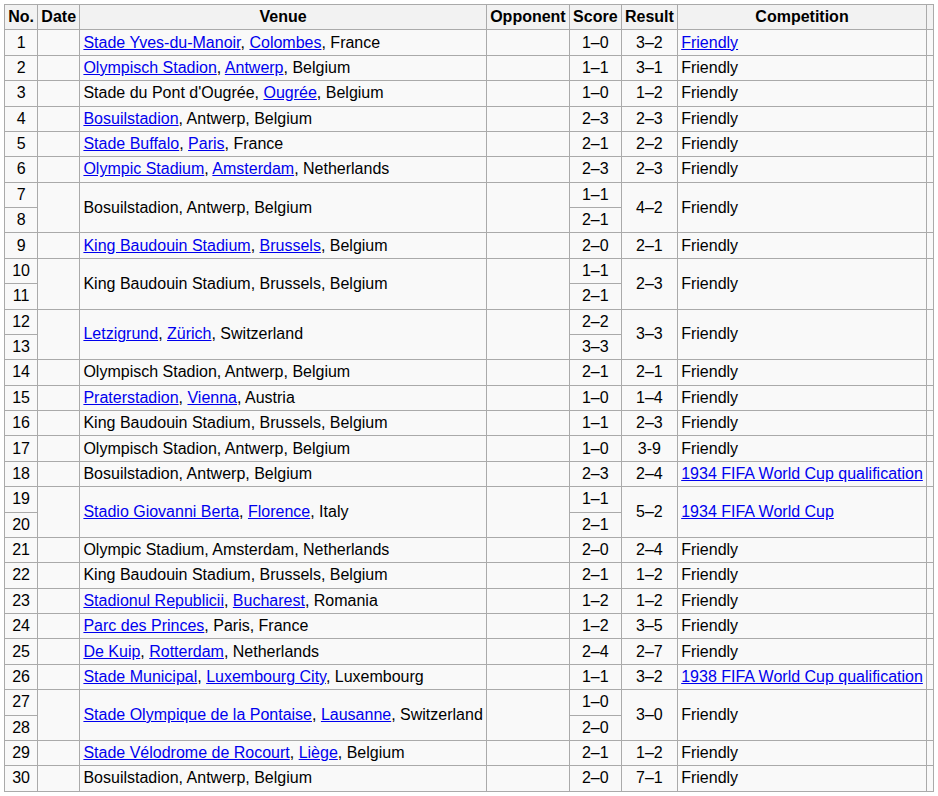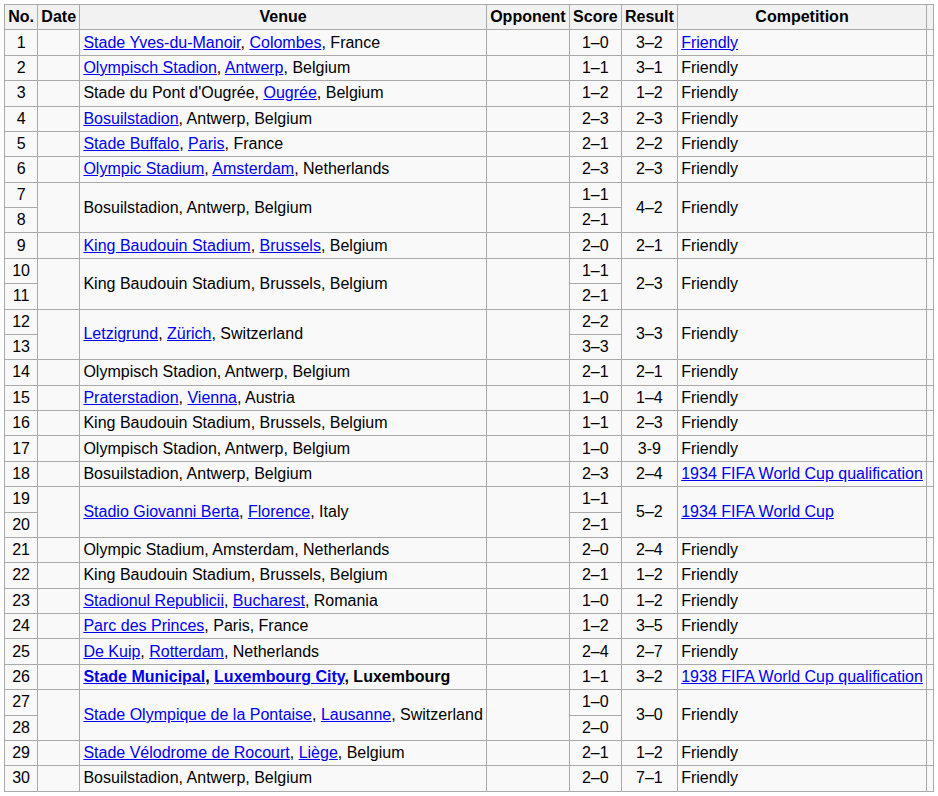(595, 93) 1–0 -> (595, 93) 1–2
(595, 600) 1–2 -> (595, 600) 1–0
(254, 676) normal -> (267, 676) bold
